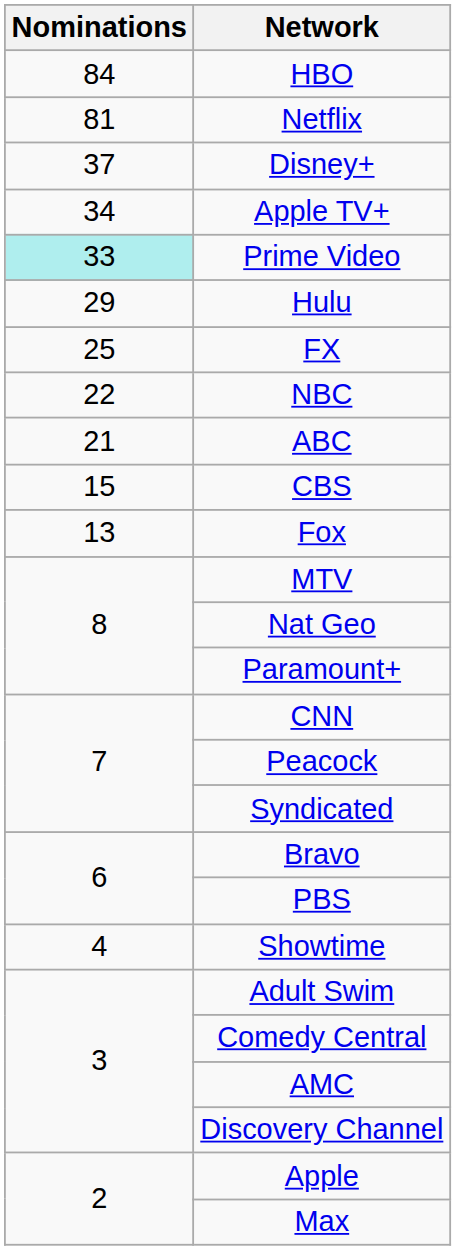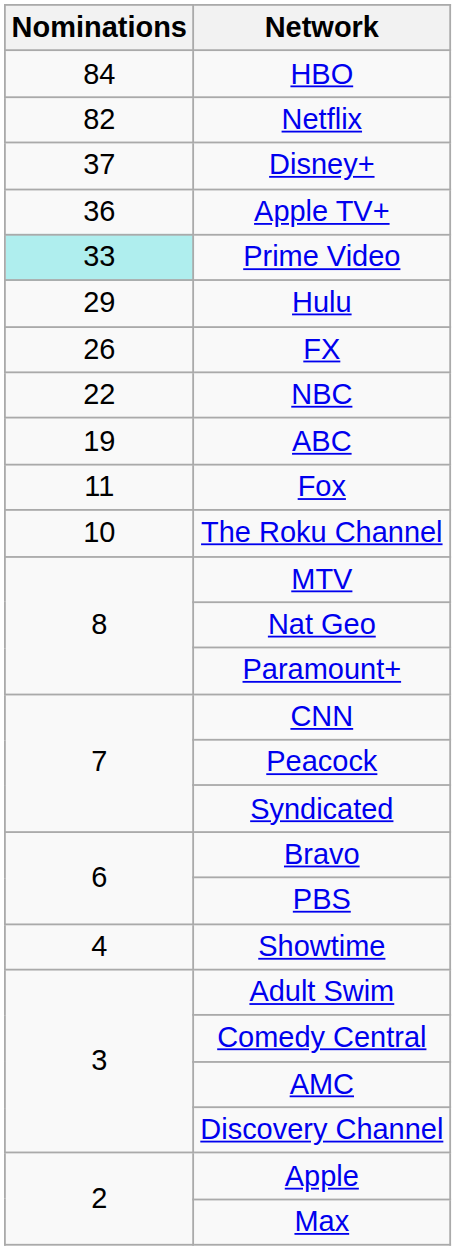(99, 119) 81 -> (99, 119) 82
(99, 211) 34 -> (99, 211) 36
(99, 348) 25 -> (99, 348) 26
(99, 440) 21 -> (99, 440) 19
- row: (322, 486)
(99, 532) 13 -> (99, 486) 11
+ row: (322, 532)
